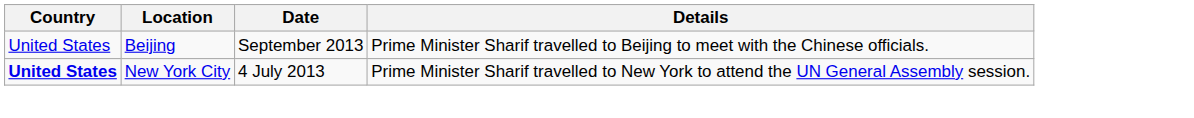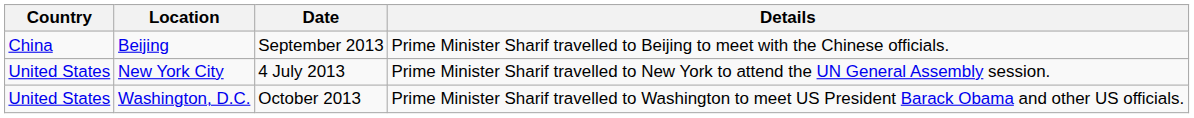(59, 44) United States -> (31, 44) China
(63, 71) bold -> (59, 71) normal
+ row: (184, 98)
